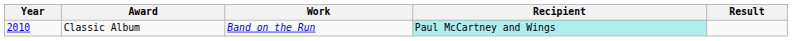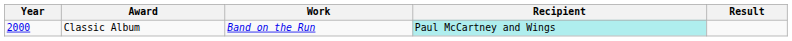(18, 28) 2010 -> (18, 28) 2000
